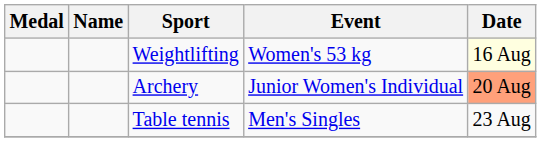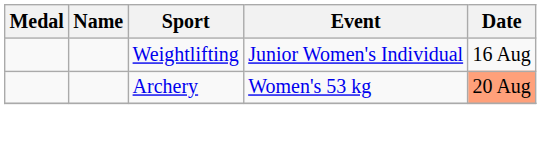(310, 54) Women's 53 kg -> (356, 54) Junior Women's Individual
(502, 54) lightyellow background -> (502, 54) no background
(356, 87) Junior Women's Individual -> (310, 87) Women's 53 kg
- row: (181, 120)
